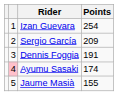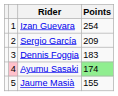(91, 54) 191 -> (91, 54) 183
(91, 69) no background -> (91, 69) lightgreen background
